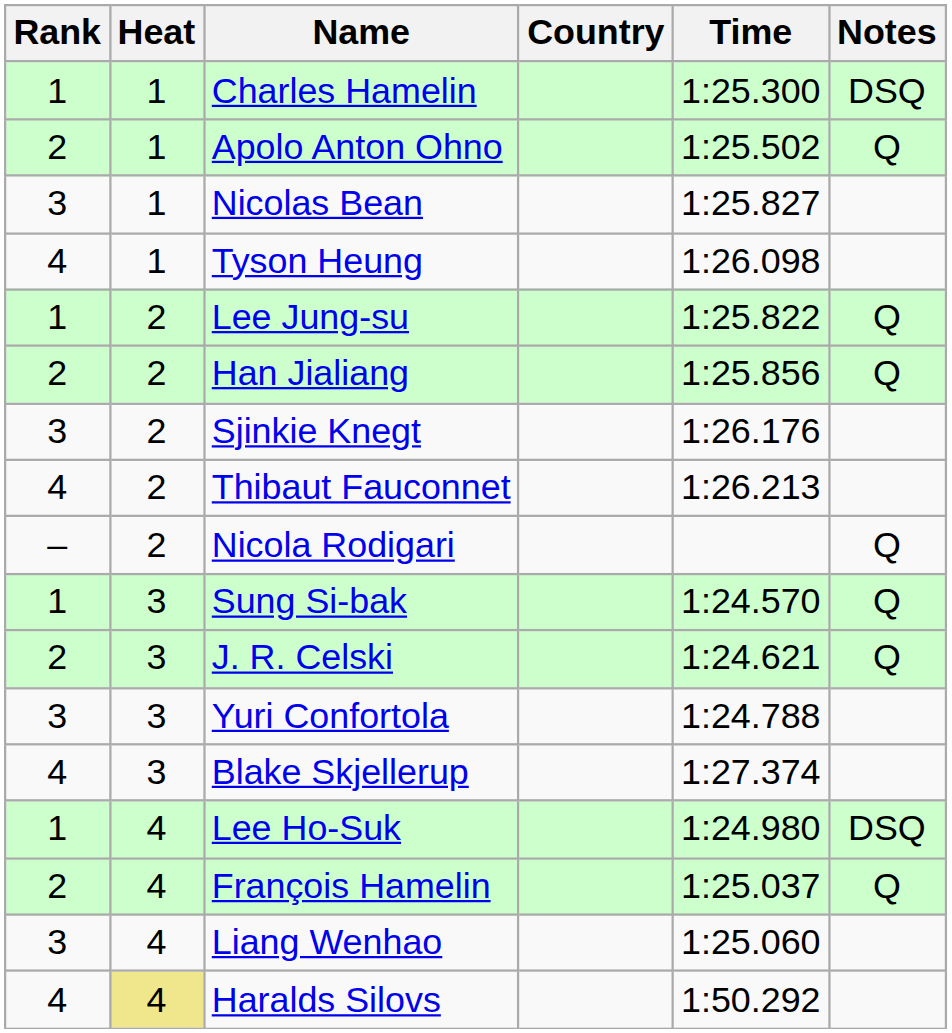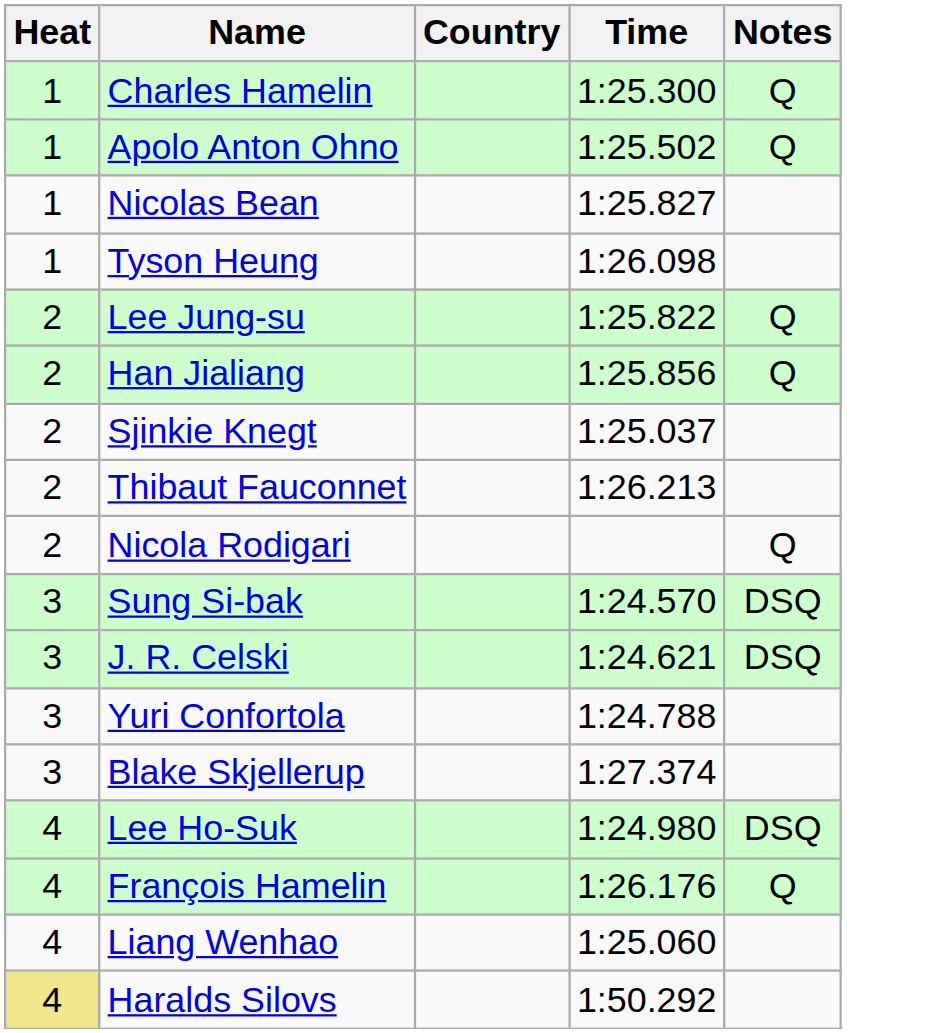- column: (57, 32)
(887, 89) DSQ -> (783, 89) Q
(751, 430) 1:26.176 -> (647, 430) 1:25.037
(887, 601) Q -> (783, 601) DSQ
(887, 658) Q -> (783, 658) DSQ
(751, 885) 1:25.037 -> (647, 885) 1:26.176
